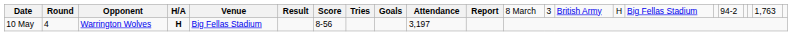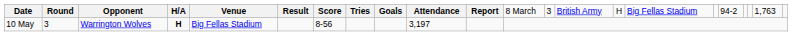(46, 24) 4 -> (46, 24) 3
